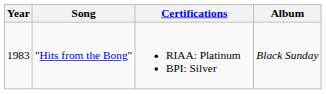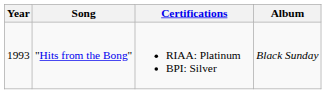(18, 55) 1983 -> (18, 55) 1993
